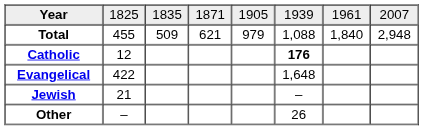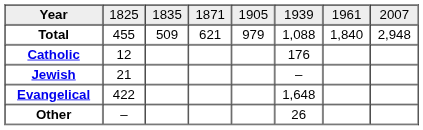(299, 54) bold -> (299, 54) normal
rows swapped: (54, 74) <-> (54, 94)
